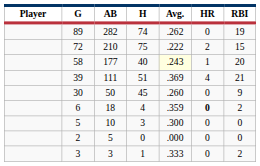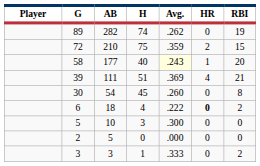(175, 47) .222 -> (175, 47) .359
(110, 93) 50 -> (110, 93) 54
(240, 93) 9 -> (240, 93) 8
(175, 108) .359 -> (175, 108) .222
